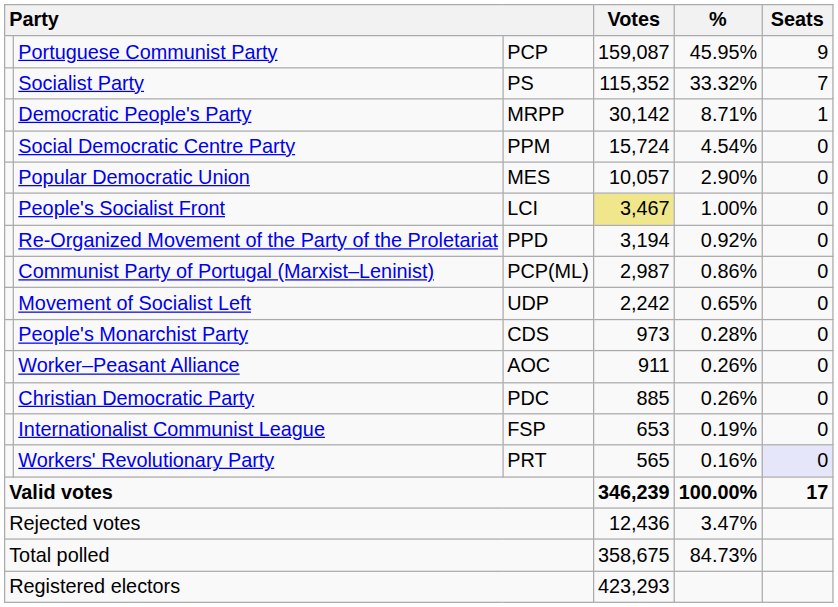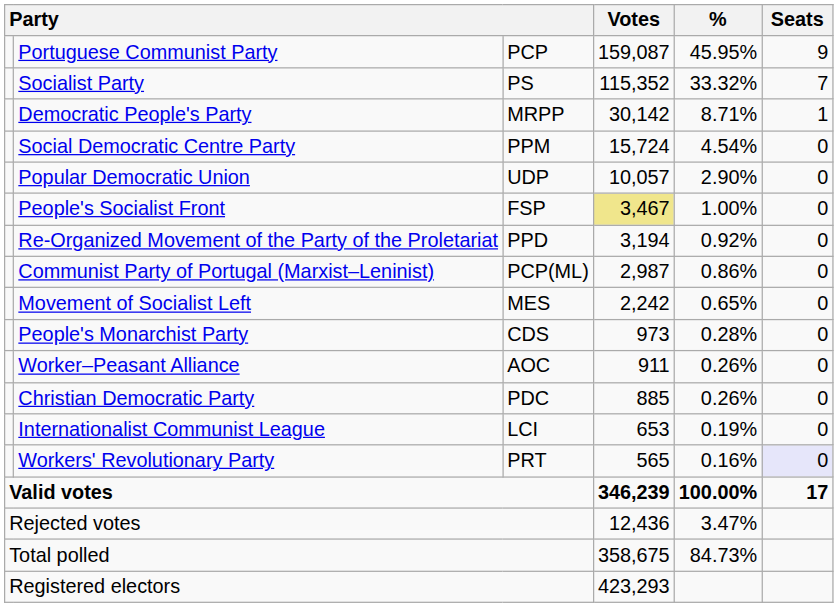(529, 177) MES -> (528, 177) UDP
(523, 209) LCI -> (526, 209) FSP
(528, 303) UDP -> (529, 303) MES
(526, 429) FSP -> (523, 429) LCI
